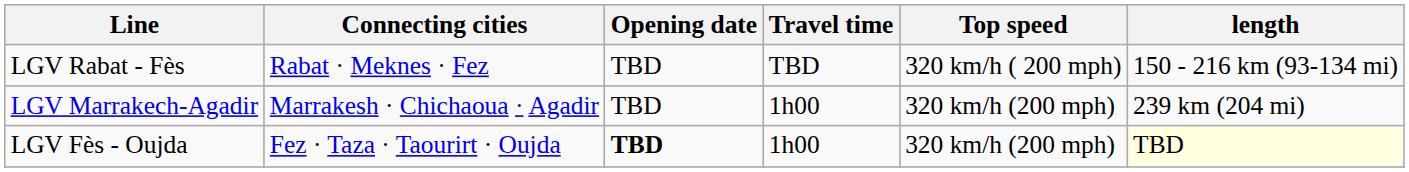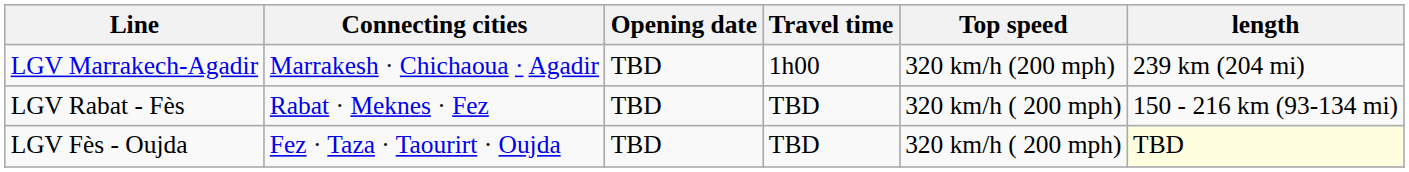rows swapped: (134, 105) <-> (98, 65)
(637, 145) bold -> (636, 145) normal
(794, 145) 1h00 -> (794, 145) TBD
(1010, 145) 320 km/h (200 mph) -> (1013, 145) 320 km/h ( 200 mph)
